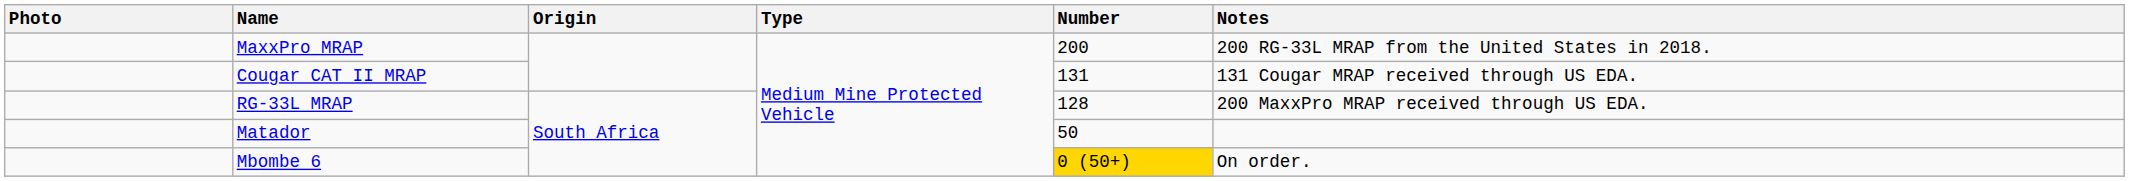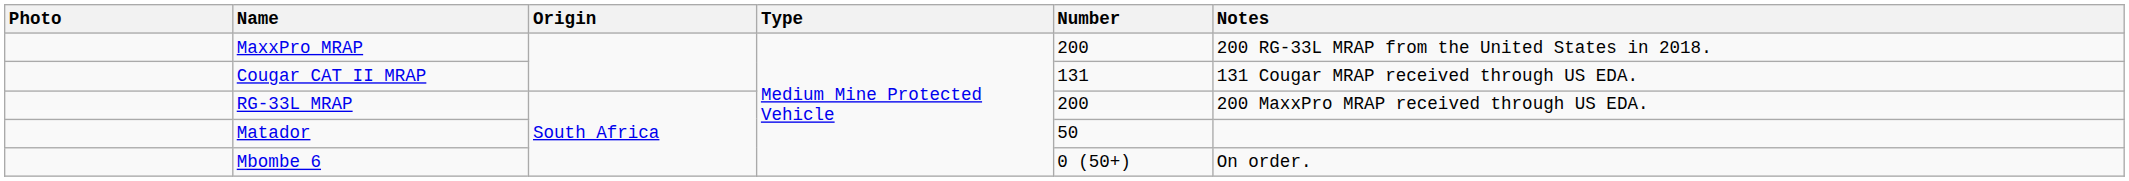(1073, 105) 128 -> (1073, 105) 200
(1094, 162) gold background -> (1094, 162) no background
